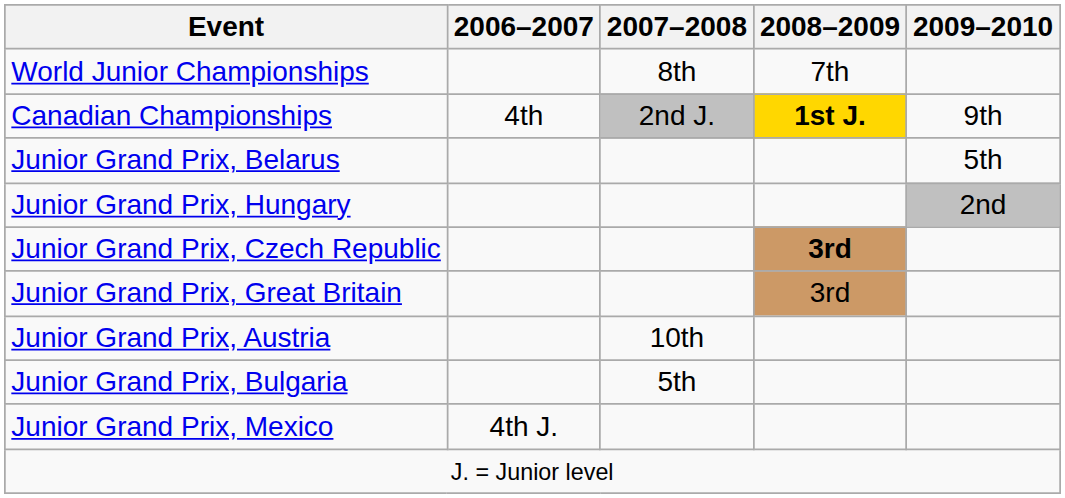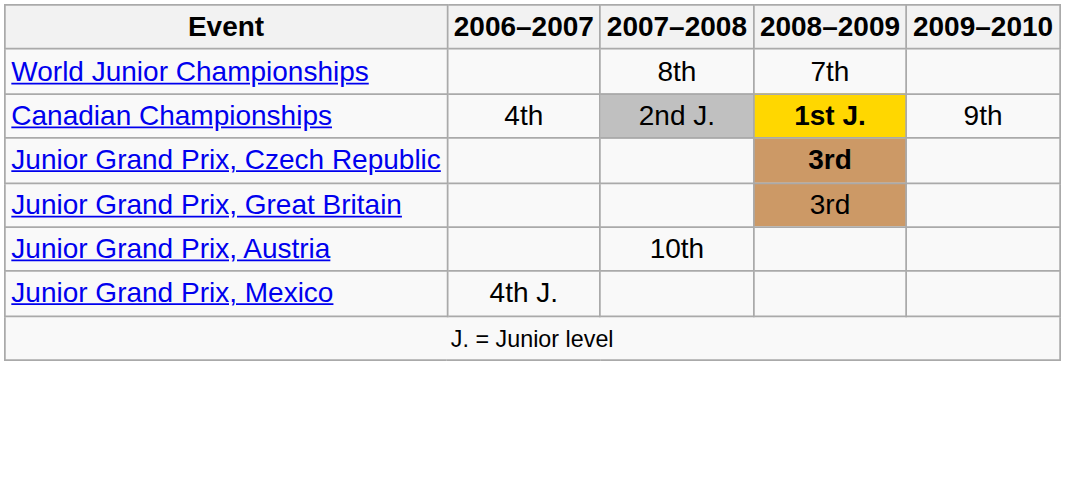- row: (176, 159)
- row: (181, 204)
- row: (179, 381)
